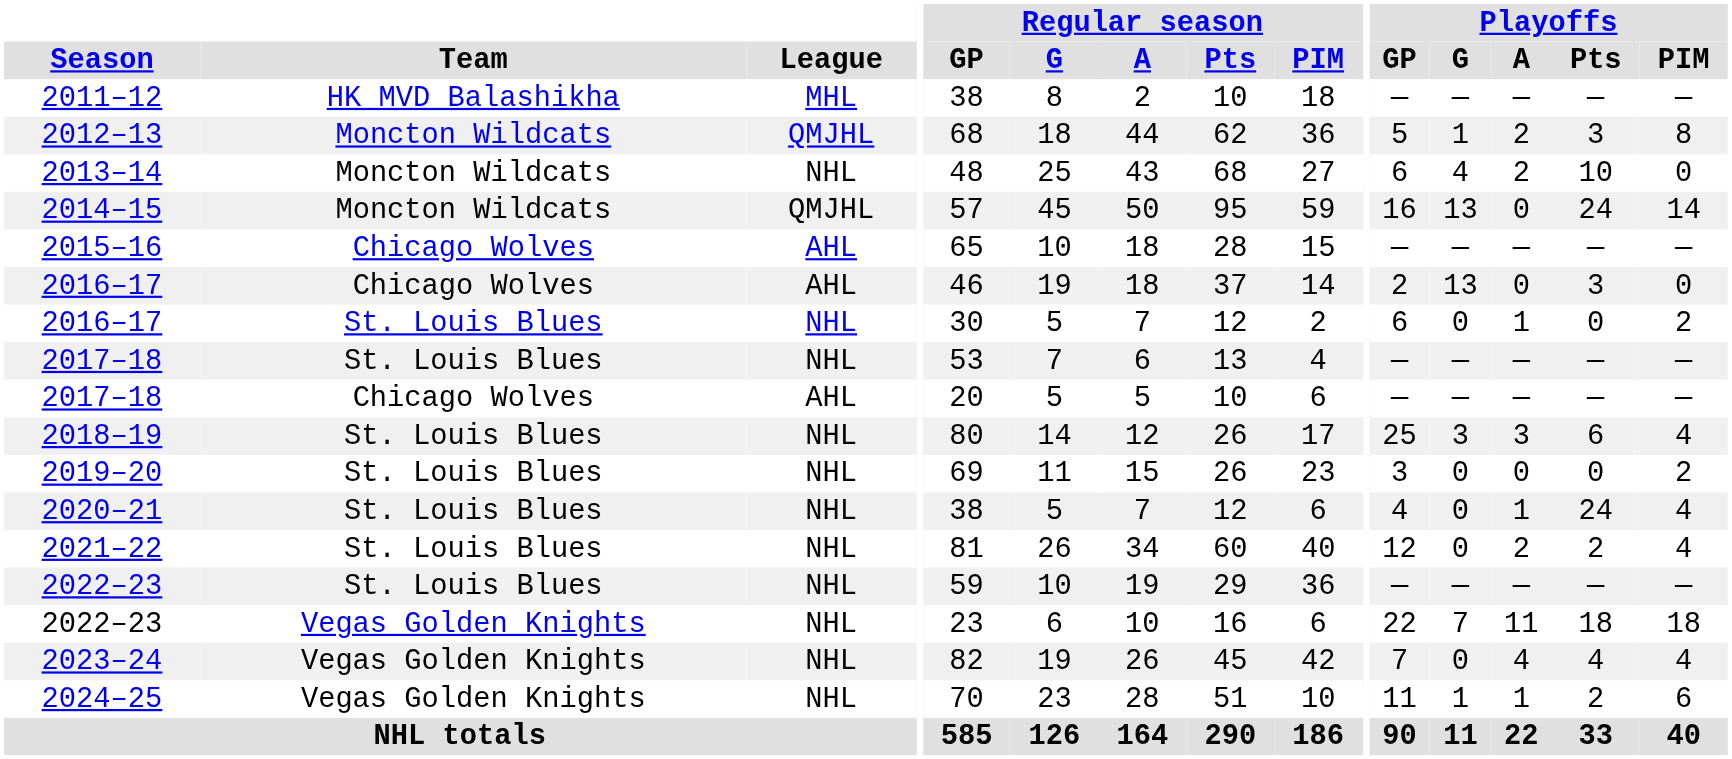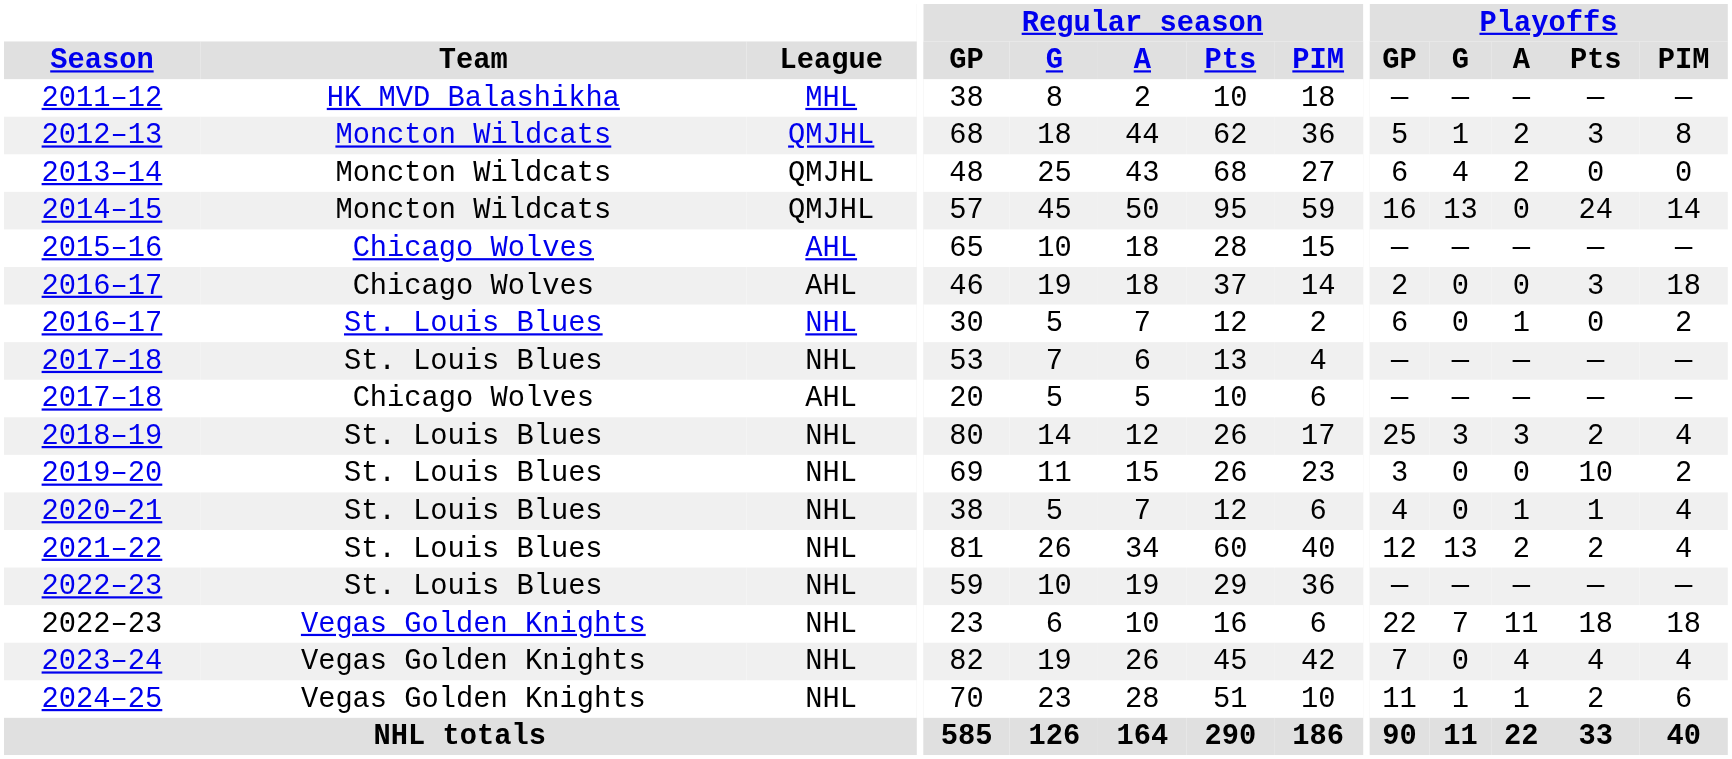(831, 173) NHL -> (831, 173) QMJHL
(1596, 173) 10 -> (1596, 173) 0
(1460, 286) 13 -> (1460, 286) 0
(1684, 286) 0 -> (1684, 286) 18
(1596, 436) 6 -> (1596, 436) 2
(1596, 474) 0 -> (1596, 474) 10
(1596, 511) 24 -> (1596, 511) 1
(1460, 549) 0 -> (1460, 549) 13
